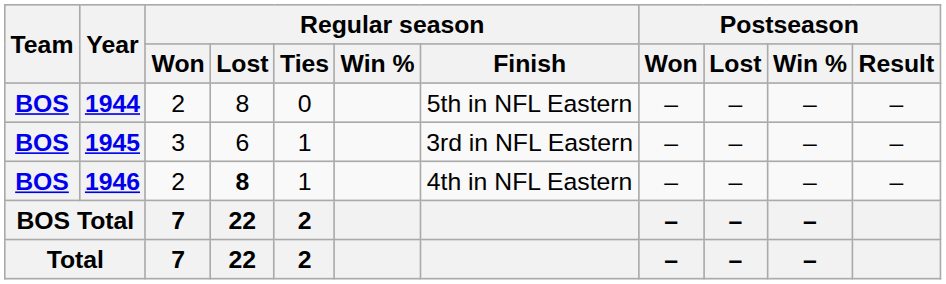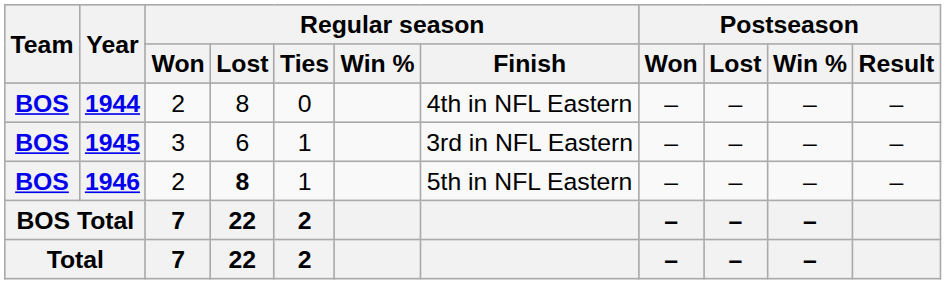(530, 103) 5th in NFL Eastern -> (530, 103) 4th in NFL Eastern
(530, 182) 4th in NFL Eastern -> (530, 182) 5th in NFL Eastern
